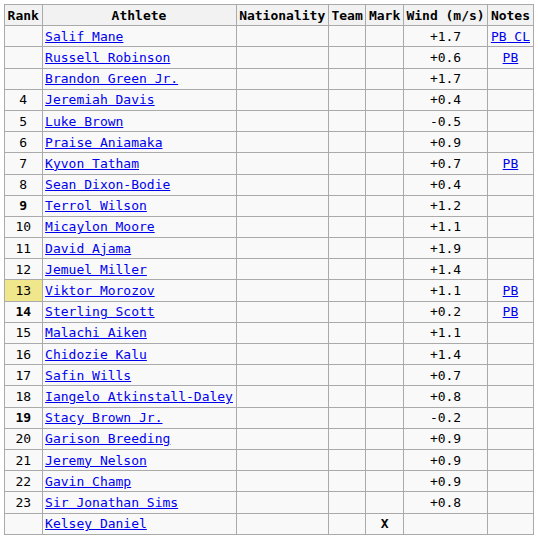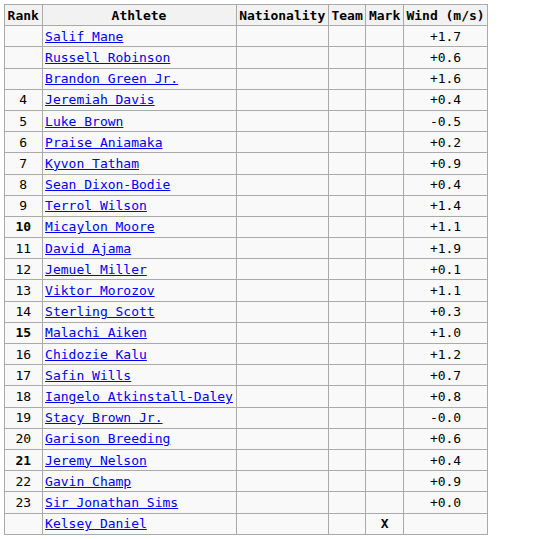- column: (510, 15)
(446, 79) +1.7 -> (446, 79) +1.6
(446, 142) +0.9 -> (446, 142) +0.2
(446, 163) +0.7 -> (446, 163) +0.9
(23, 206) bold -> (23, 206) normal
(446, 206) +1.2 -> (446, 206) +1.4
(23, 227) normal -> (23, 227) bold
(446, 269) +1.4 -> (446, 269) +0.1
(23, 291) khaki background -> (23, 291) no background
(23, 312) bold -> (23, 312) normal
(446, 312) +0.2 -> (446, 312) +0.3
(23, 333) normal -> (23, 333) bold
(446, 333) +1.1 -> (446, 333) +1.0
(446, 354) +1.4 -> (446, 354) +1.2
(23, 418) bold -> (23, 418) normal
(446, 418) -0.2 -> (446, 418) -0.0
(446, 439) +0.9 -> (446, 439) +0.6
(23, 460) normal -> (23, 460) bold
(446, 460) +0.9 -> (446, 460) +0.4
(446, 502) +0.8 -> (446, 502) +0.0
